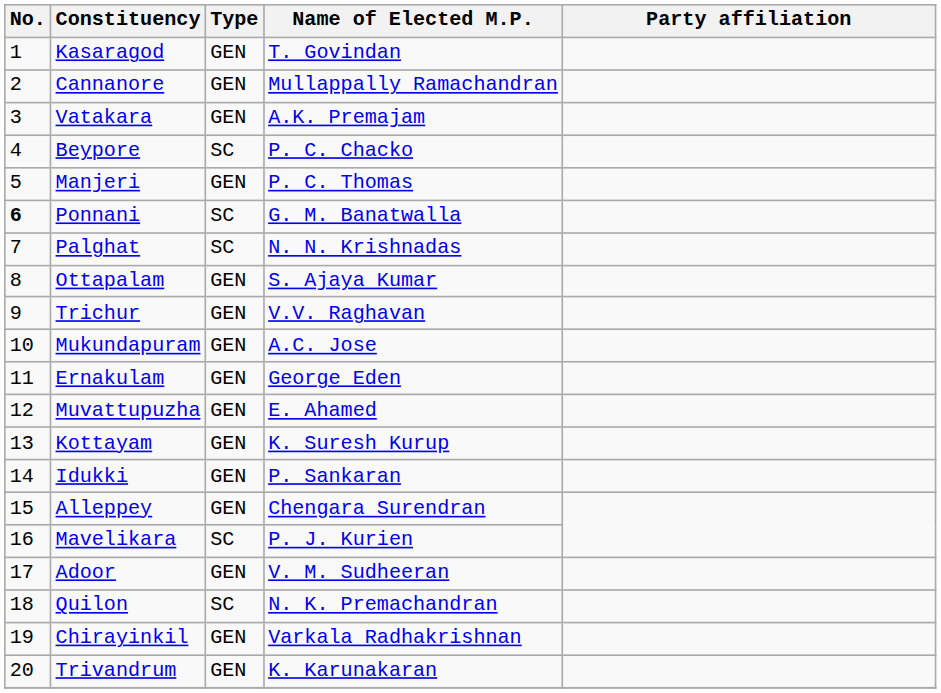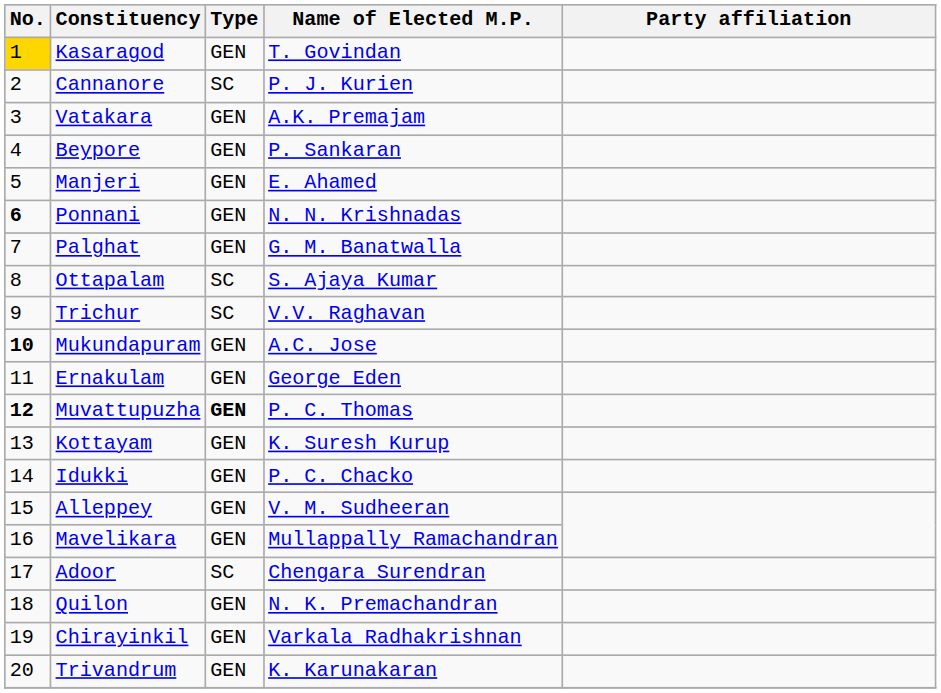(16, 54) no background -> (16, 54) gold background
(228, 86) GEN -> (222, 86) SC
(413, 86) Mullappally Ramachandran -> (341, 86) P. J. Kurien
(222, 151) SC -> (228, 151) GEN
(341, 151) P. C. Chacko -> (335, 151) P. Sankaran
(341, 184) P. C. Thomas -> (322, 184) E. Ahamed
(222, 216) SC -> (228, 216) GEN
(365, 216) G. M. Banatwalla -> (365, 216) N. N. Krishnadas
(222, 249) SC -> (228, 249) GEN
(365, 249) N. N. Krishnadas -> (365, 249) G. M. Banatwalla
(228, 281) GEN -> (222, 281) SC
(228, 314) GEN -> (222, 314) SC
(22, 346) normal -> (22, 346) bold
(22, 411) normal -> (22, 411) bold
(228, 411) normal -> (228, 411) bold
(322, 411) E. Ahamed -> (341, 411) P. C. Thomas
(335, 476) P. Sankaran -> (341, 476) P. C. Chacko
(377, 509) Chengara Surendran -> (359, 509) V. M. Sudheeran
(222, 541) SC -> (228, 541) GEN
(341, 541) P. J. Kurien -> (413, 541) Mullappally Ramachandran
(228, 574) GEN -> (222, 574) SC
(359, 574) V. M. Sudheeran -> (377, 574) Chengara Surendran
(222, 606) SC -> (228, 606) GEN
